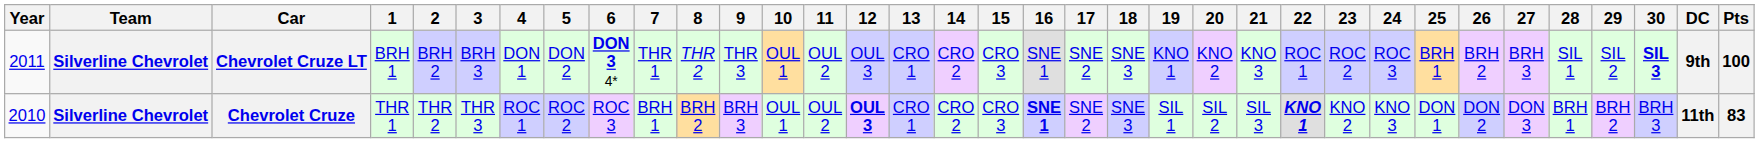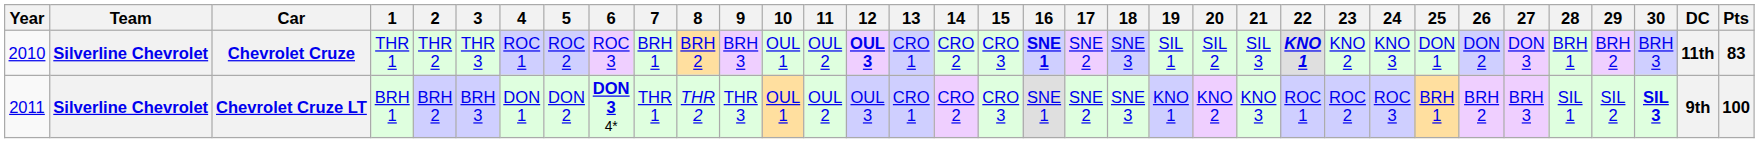rows swapped: (291, 115) <-> (291, 62)
